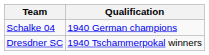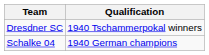rows swapped: (35, 43) <-> (31, 27)
